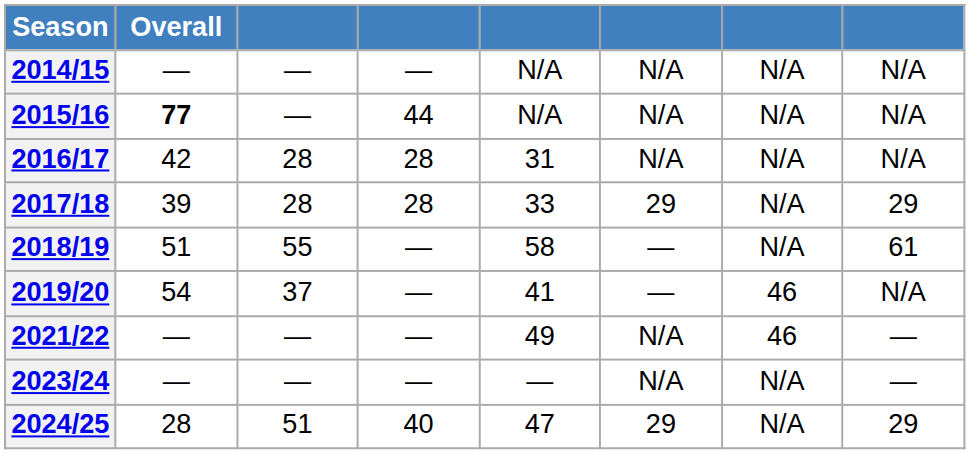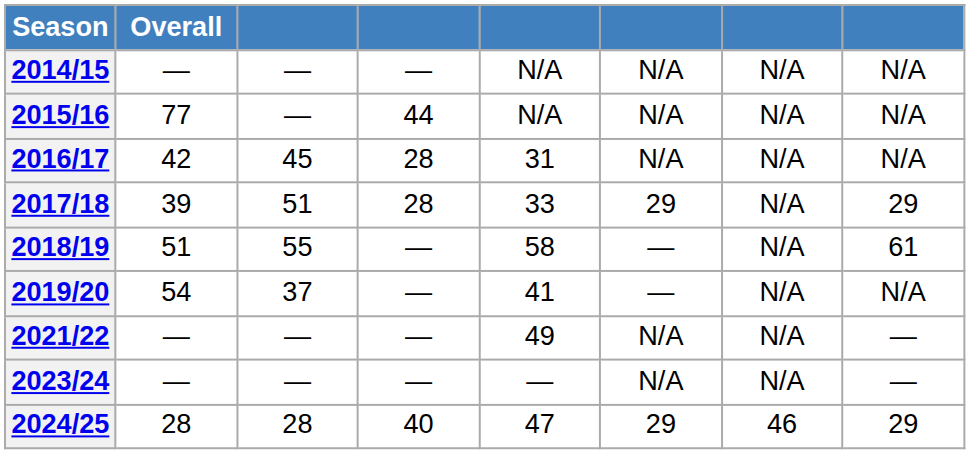(176, 115) bold -> (176, 115) normal
(297, 159) 28 -> (297, 159) 45
(297, 203) 28 -> (297, 203) 51
(782, 292) 46 -> (782, 292) N/A
(782, 336) 46 -> (782, 336) N/A
(297, 425) 51 -> (297, 425) 28
(782, 425) N/A -> (782, 425) 46
